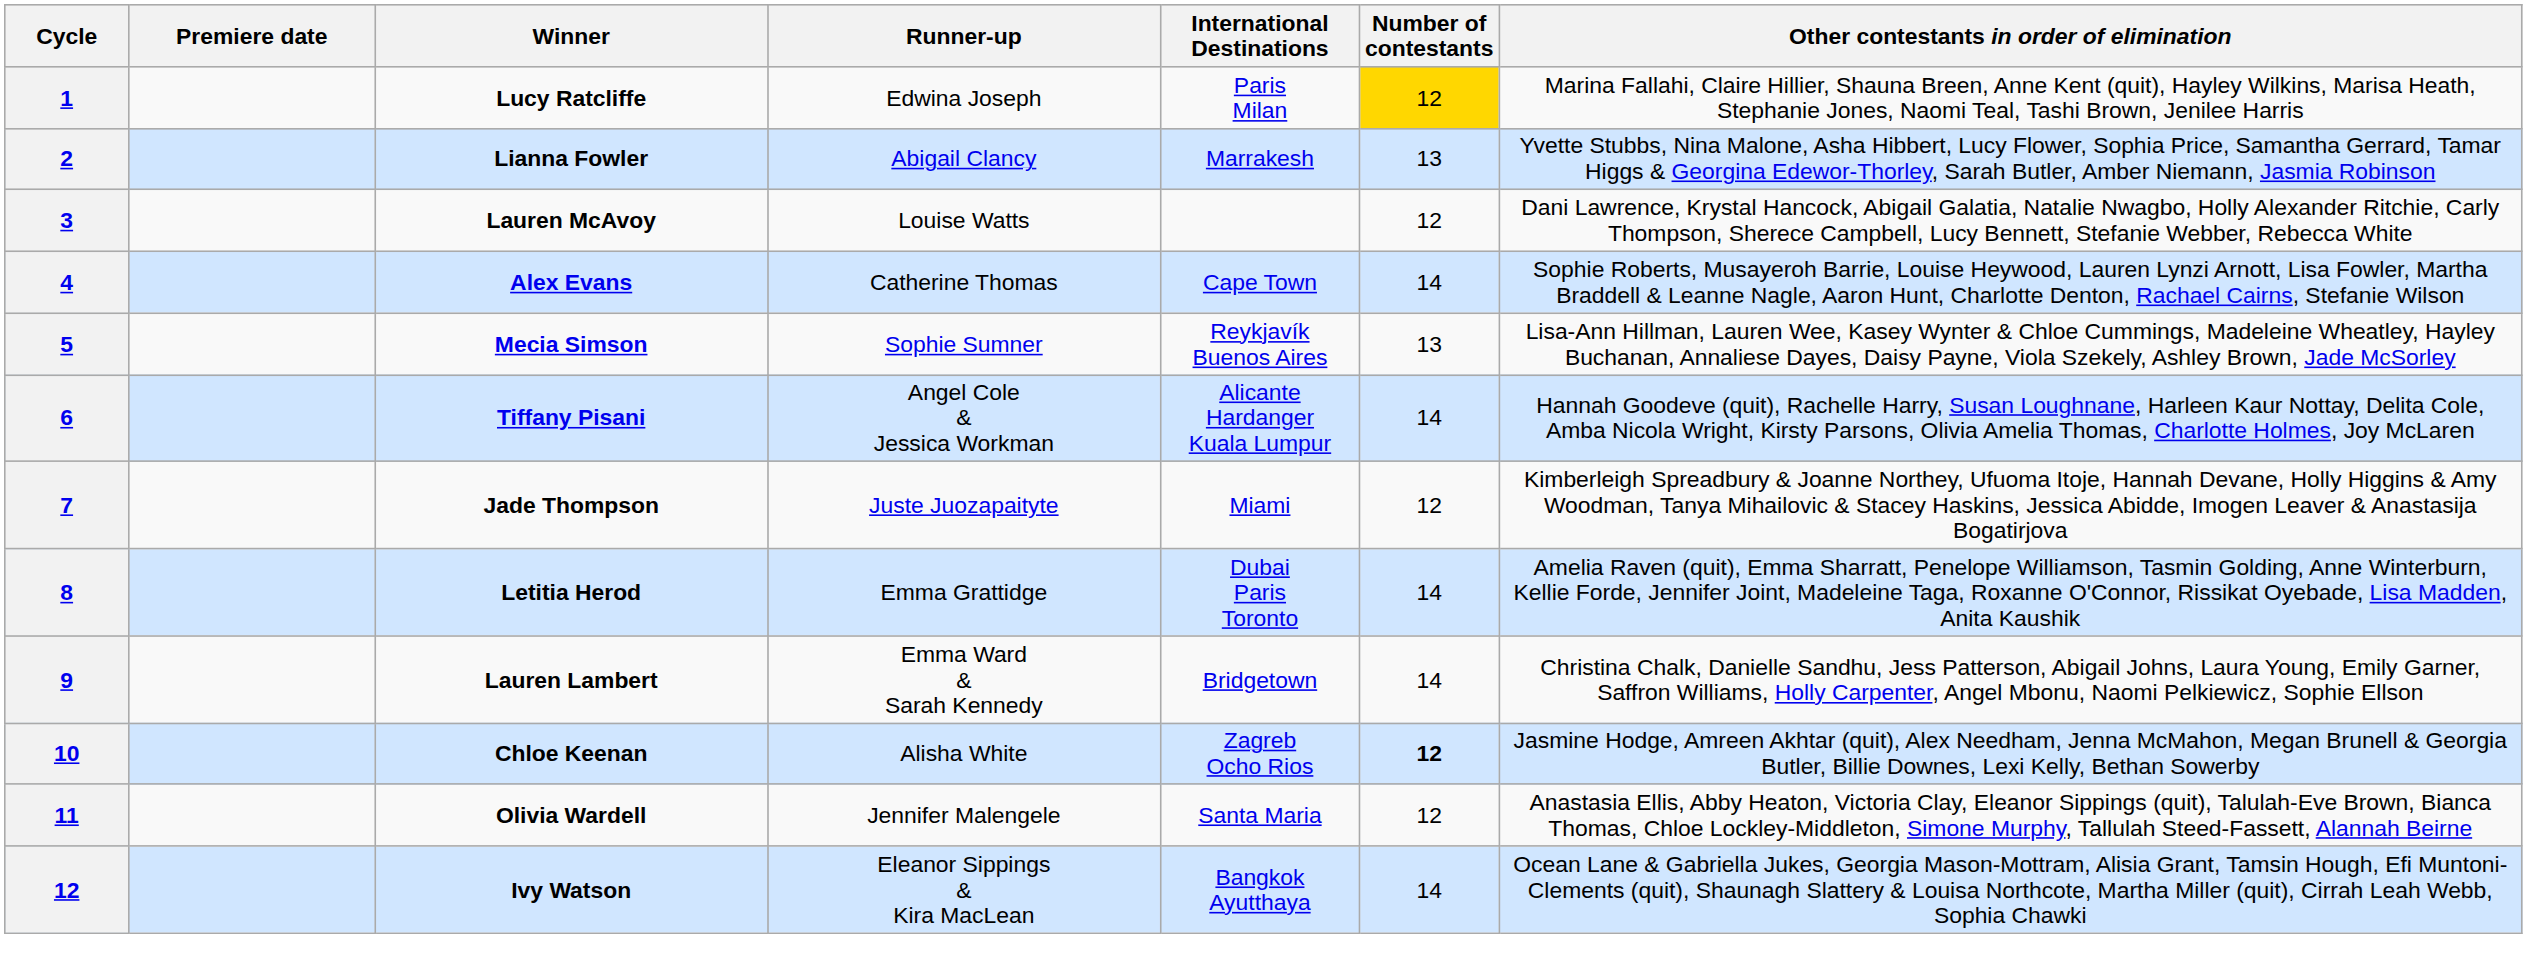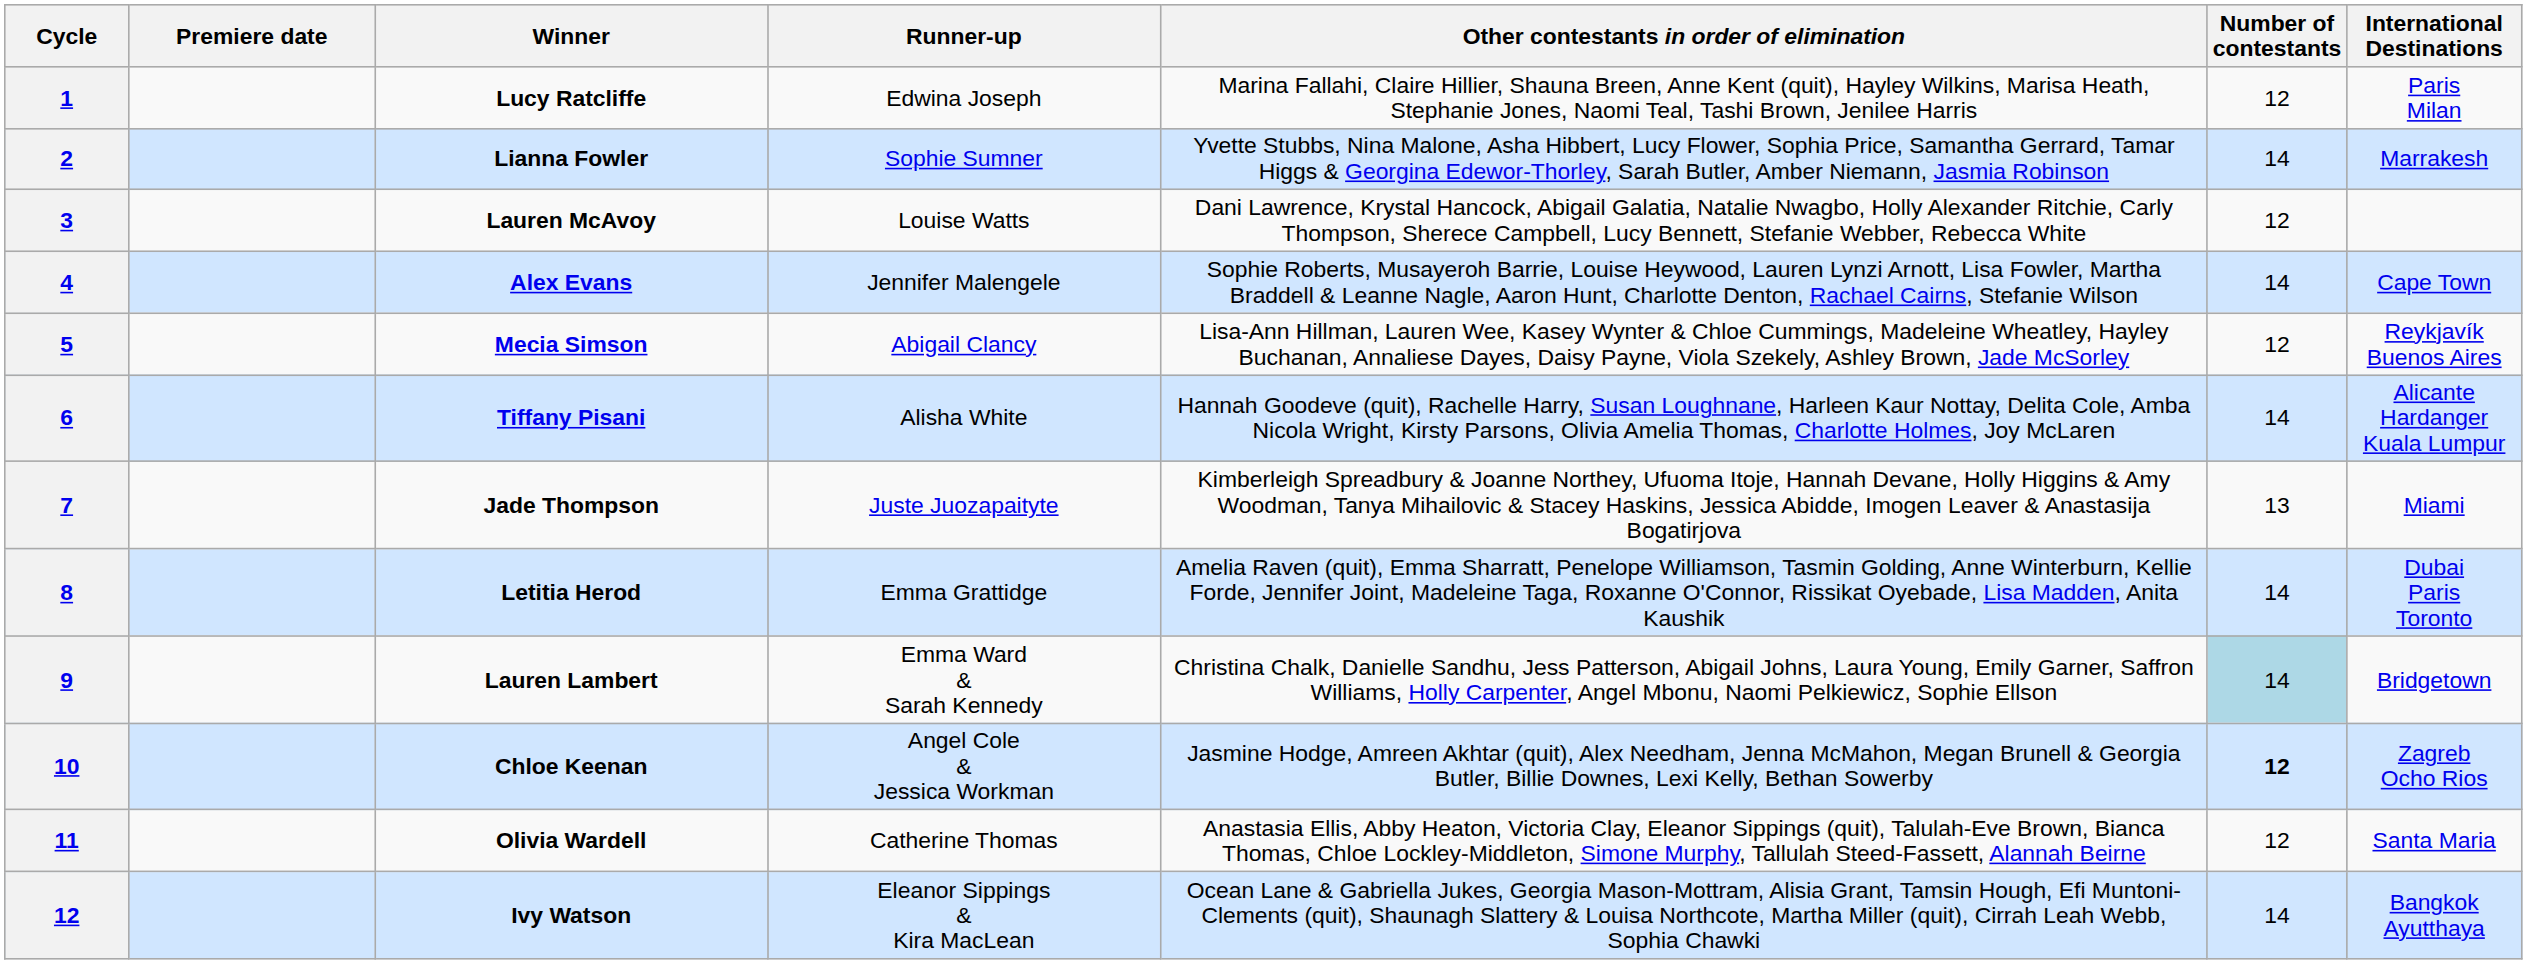columns swapped: (2010, 36) <-> (1260, 36)
(1429, 98) gold background -> (2277, 98) no background
(964, 159) Abigail Clancy -> (964, 159) Sophie Sumner
(1429, 159) 13 -> (2277, 159) 14
(964, 282) Catherine Thomas -> (964, 282) Jennifer Malengele
(964, 344) Sophie Sumner -> (964, 344) Abigail Clancy
(1429, 344) 13 -> (2277, 344) 12
(964, 418) Angel Cole & Jessica Workman -> (964, 418) Alisha White
(1429, 505) 12 -> (2277, 505) 13
(1429, 680) no background -> (2277, 680) lightblue background
(964, 754) Alisha White -> (964, 767) Angel Cole & Jessica Workman
(964, 815) Jennifer Malengele -> (964, 841) Catherine Thomas
